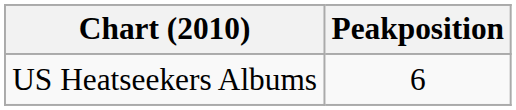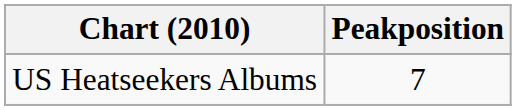(418, 79) 6 -> (418, 79) 7
